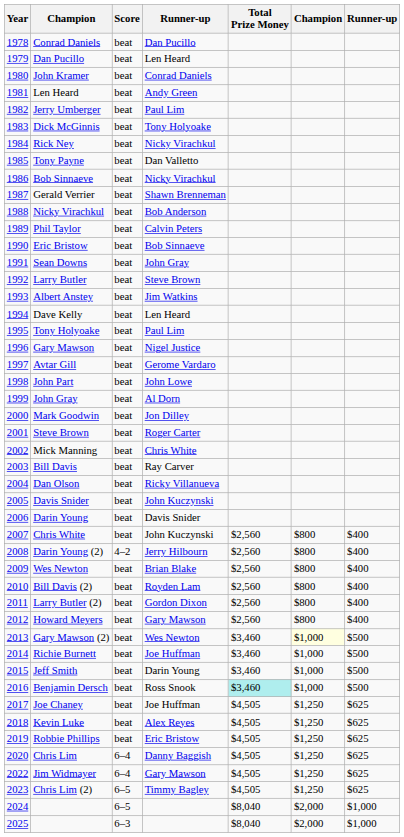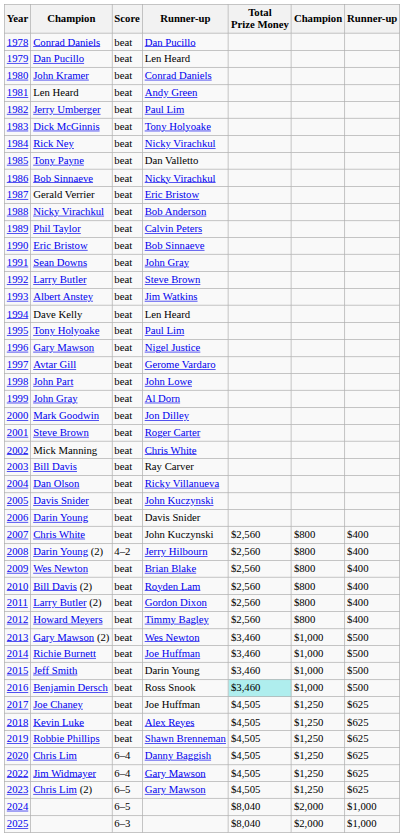(185, 195) Shawn Brenneman -> (172, 195) Eric Bristow
(175, 620) Gary Mawson -> (177, 620) Timmy Bagley
(309, 637) lightyellow background -> (309, 637) no background
(172, 739) Eric Bristow -> (185, 739) Shawn Brenneman
(177, 790) Timmy Bagley -> (175, 790) Gary Mawson
